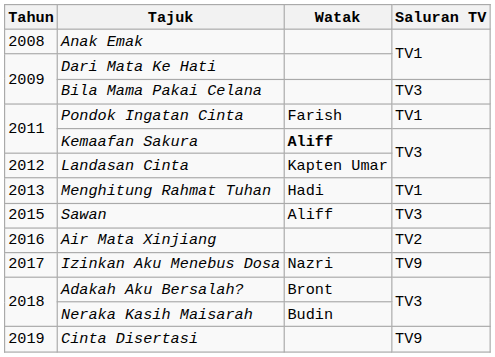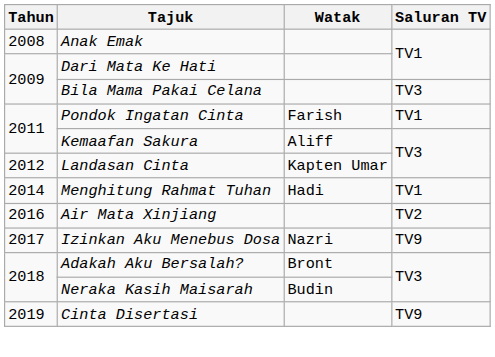(310, 141) bold -> (310, 141) normal
(26, 191) 2013 -> (26, 191) 2014
- row: (84, 215)
